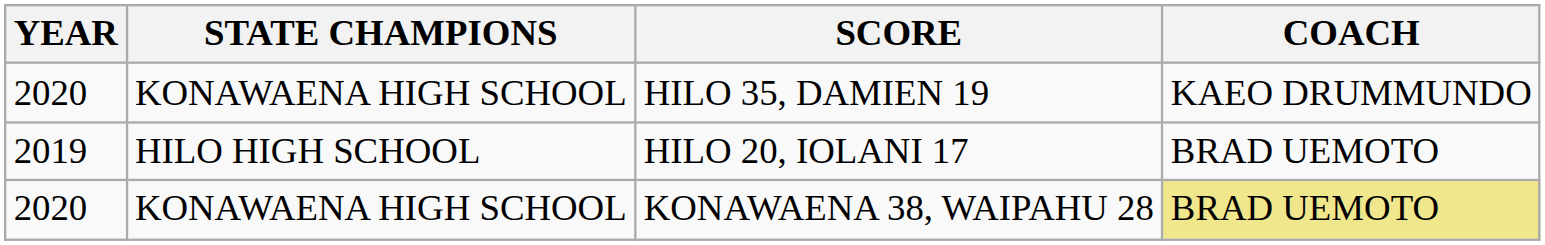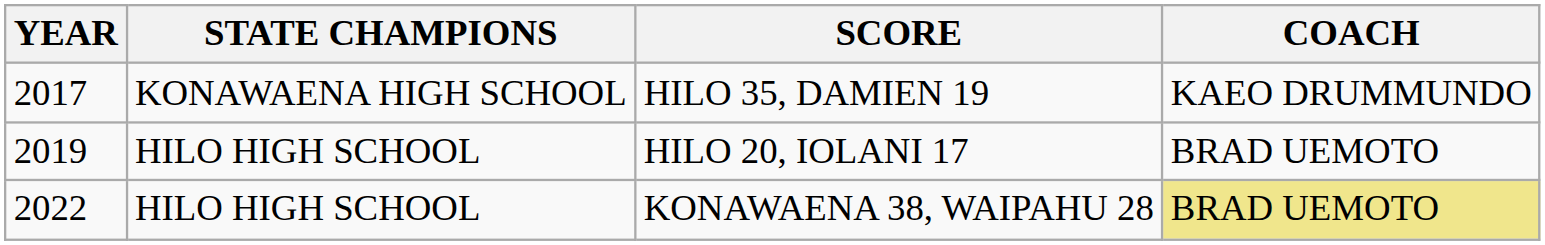(50, 92) 2020 -> (50, 92) 2017
(50, 208) 2020 -> (50, 208) 2022
(381, 208) KONAWAENA HIGH SCHOOL -> (308, 208) HILO HIGH SCHOOL
